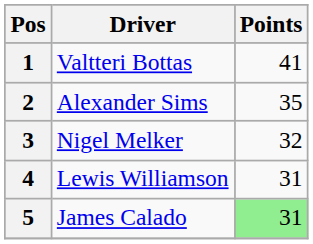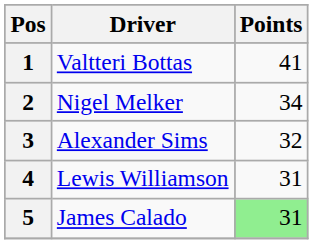(132, 101) Alexander Sims -> (120, 101) Nigel Melker
(291, 101) 35 -> (291, 101) 34
(120, 139) Nigel Melker -> (132, 139) Alexander Sims
